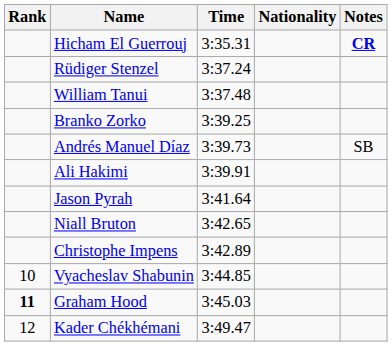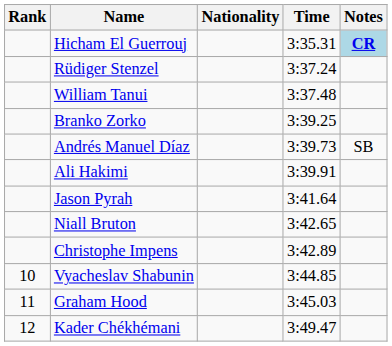columns swapped: (297, 17) <-> (226, 17)
(363, 43) no background -> (363, 43) lightblue background
(27, 302) bold -> (27, 302) normal
